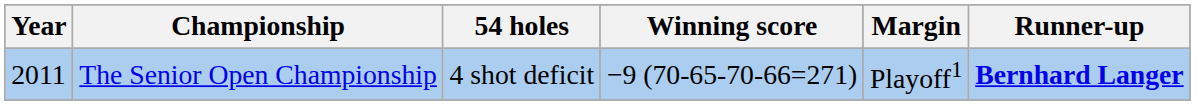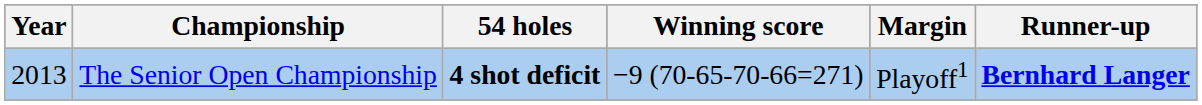(38, 74) 2011 -> (39, 74) 2013
(522, 74) normal -> (525, 74) bold
